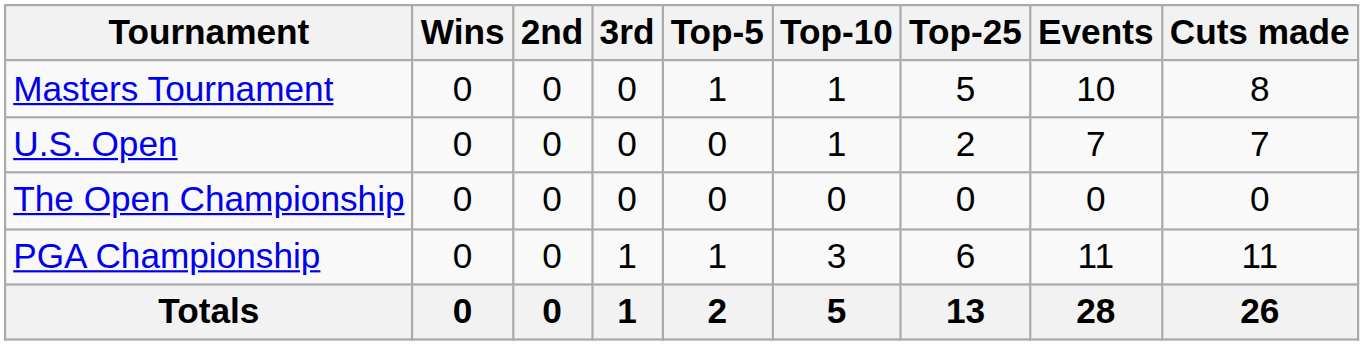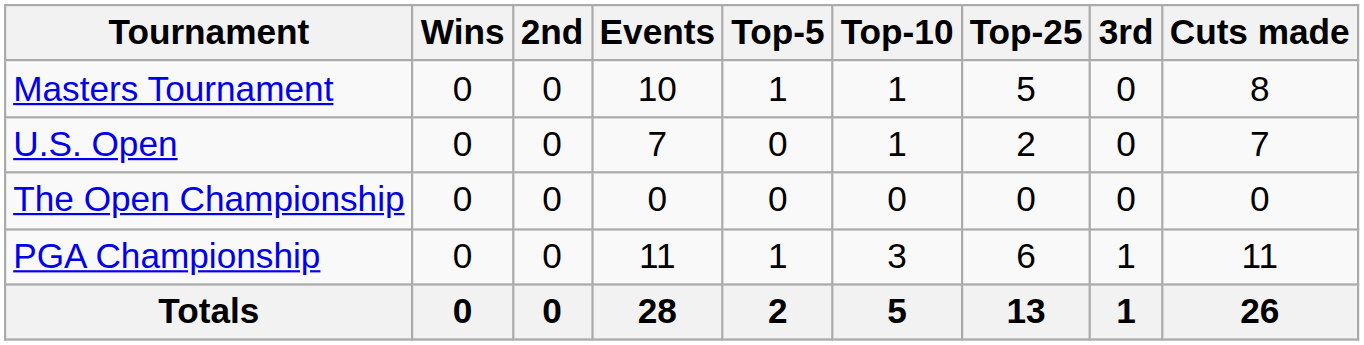columns swapped: (627, 32) <-> (1096, 32)
